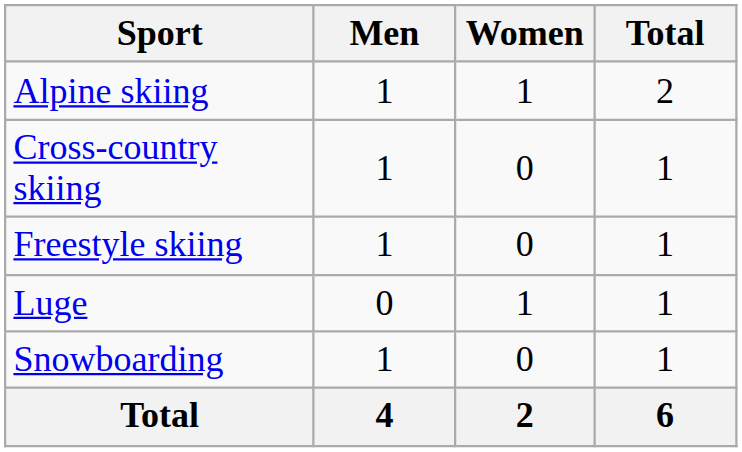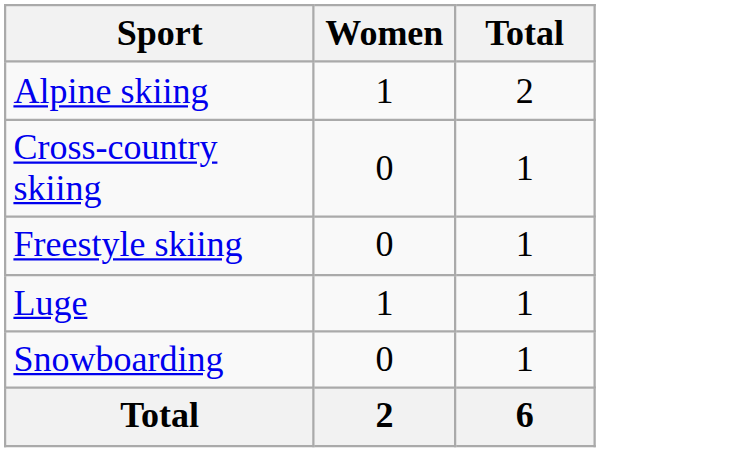- column: (384, 33)
